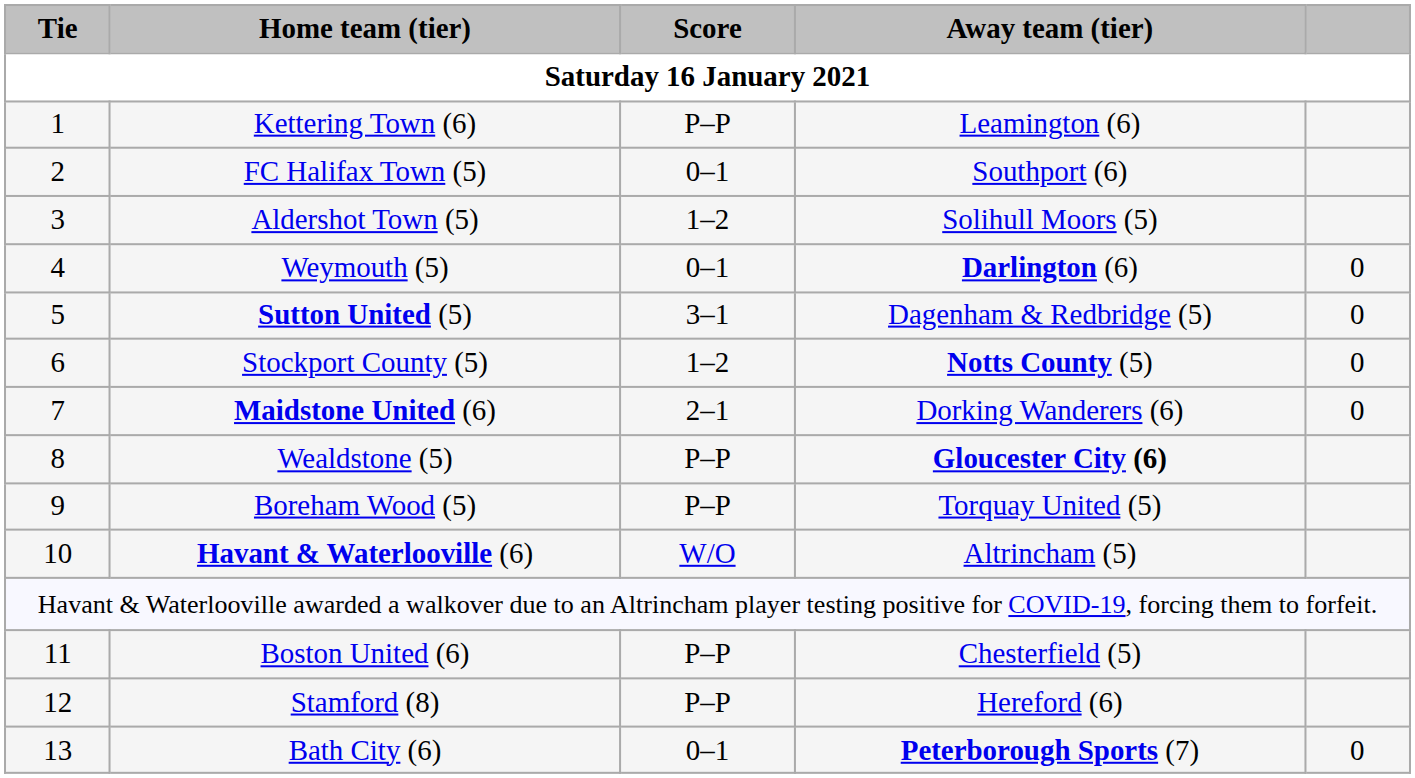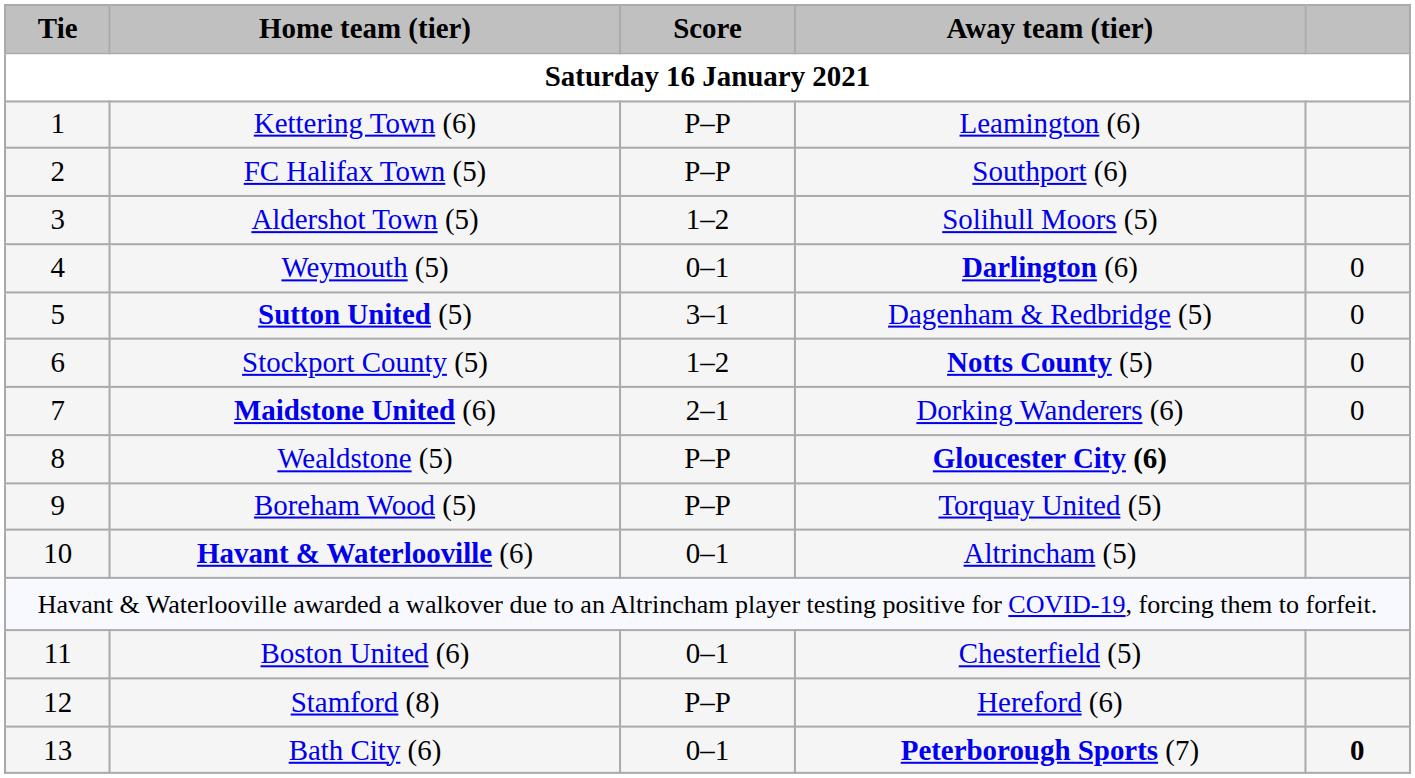(707, 171) 0–1 -> (707, 171) P–P
(707, 553) W/O -> (707, 553) 0–1
(707, 654) P–P -> (707, 654) 0–1
(1357, 749) normal -> (1357, 749) bold
